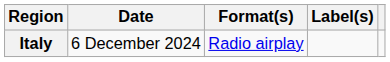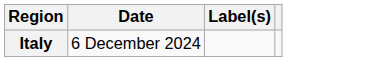- column: (256, 17)
